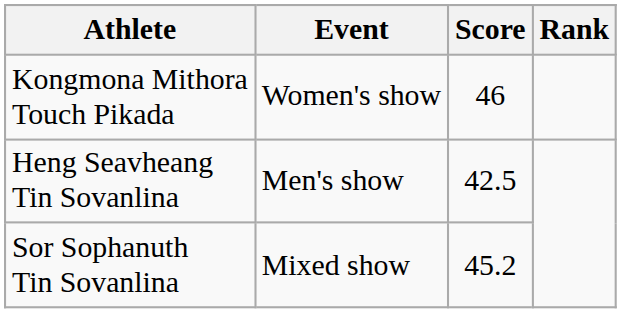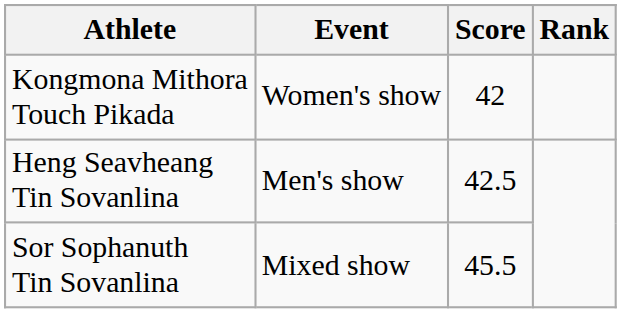(490, 96) 46 -> (490, 96) 42
(490, 264) 45.2 -> (490, 264) 45.5
